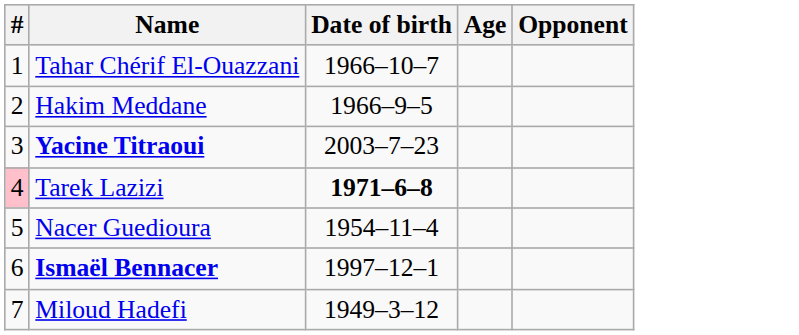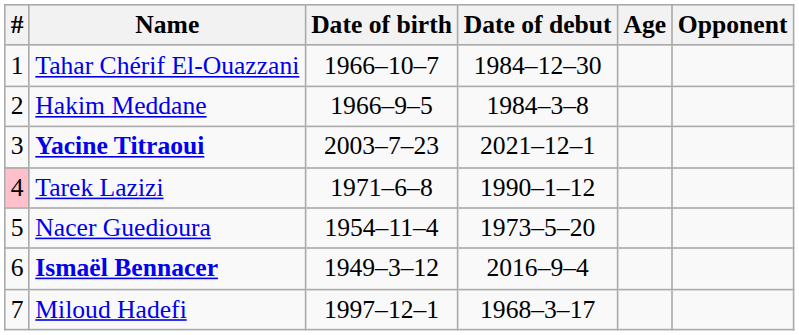+ column: (538, 24)
(382, 187) bold -> (382, 187) normal
(382, 268) 1997–12–1 -> (382, 268) 1949–3–12
(382, 308) 1949–3–12 -> (382, 308) 1997–12–1
